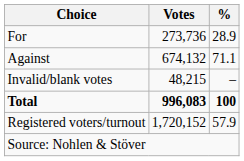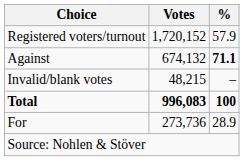rows swapped: (17, 36) <-> (76, 123)
(224, 58) normal -> (224, 58) bold
